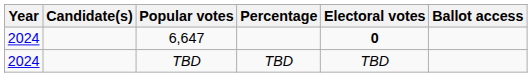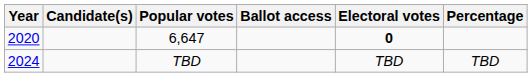columns swapped: (279, 16) <-> (478, 16)
(24, 39) 2024 -> (24, 39) 2020
